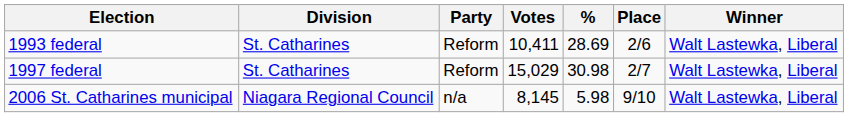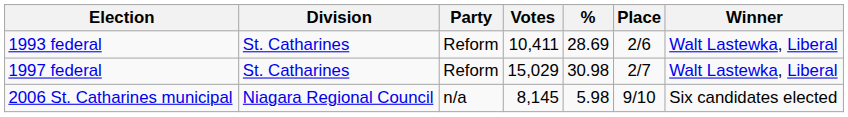(753, 97) Walt Lastewka, Liberal -> (753, 97) Six candidates elected
